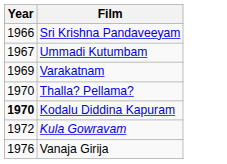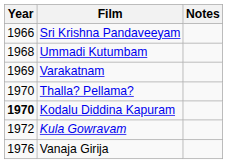+ column: (203, 14)
(21, 52) 1967 -> (21, 52) 1968
